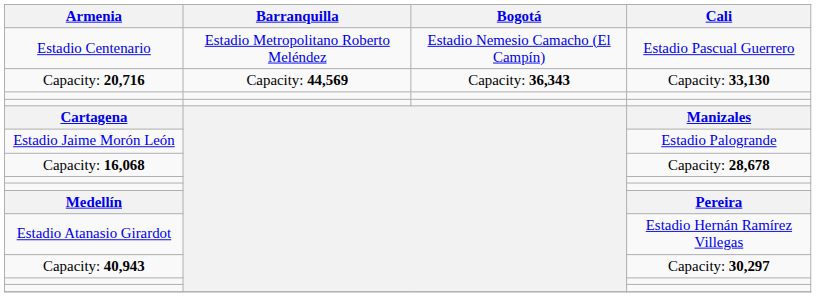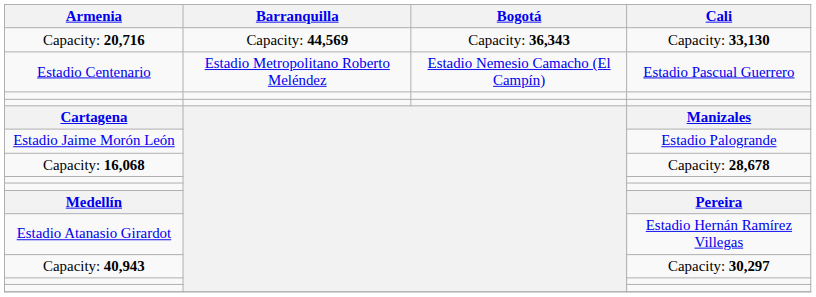rows swapped: (94, 48) <-> (94, 80)
